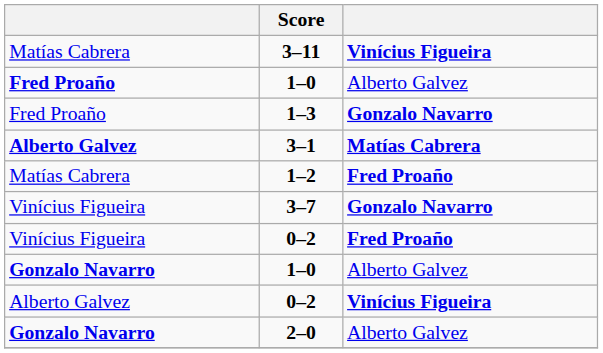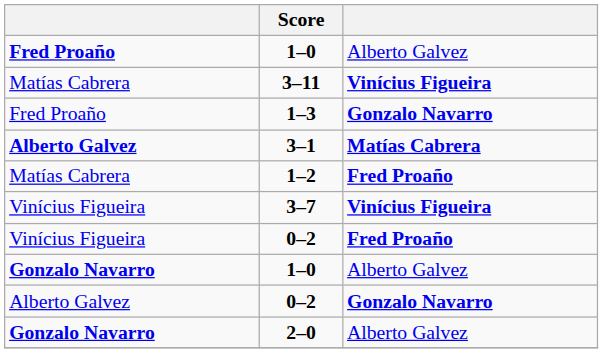rows swapped: (62, 82) <-> (70, 51)
(420, 207) Gonzalo Navarro -> (419, 207) Vinícius Figueira
(419, 301) Vinícius Figueira -> (420, 301) Gonzalo Navarro
